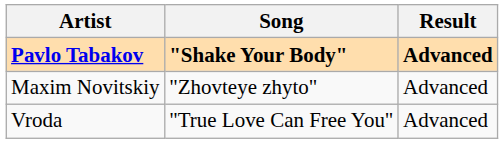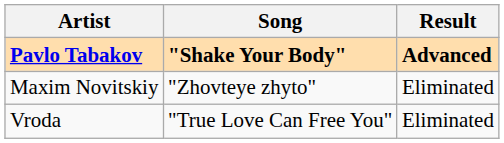(446, 87) Advanced -> (448, 87) Eliminated
(446, 120) Advanced -> (448, 120) Eliminated
